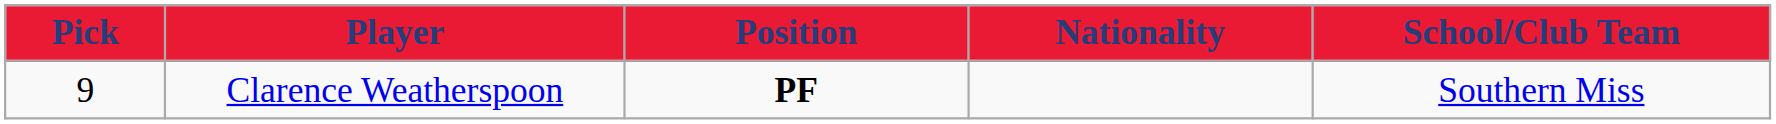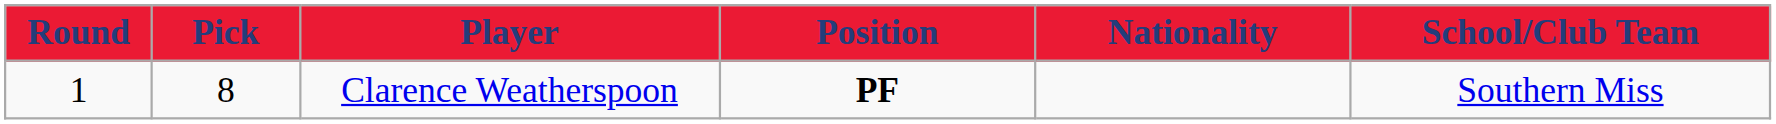+ column: (79, 32)
(85, 88) 9 -> (226, 88) 8
